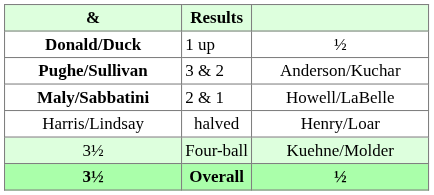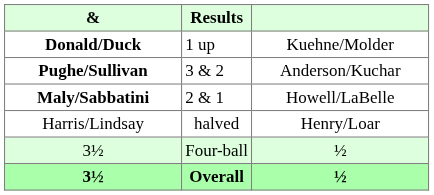(340, 44) ½ -> (340, 44) Kuehne/Molder
(340, 150) Kuehne/Molder -> (340, 150) ½
